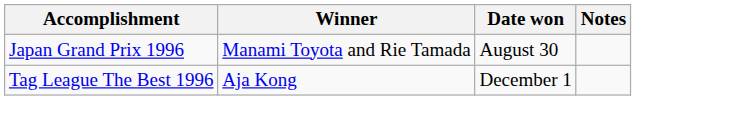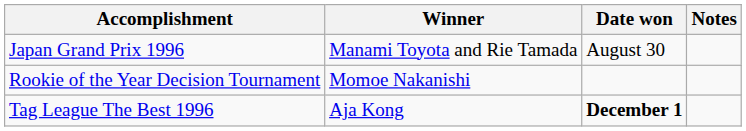+ row: (165, 79)
(526, 79) normal -> (634, 110) bold
